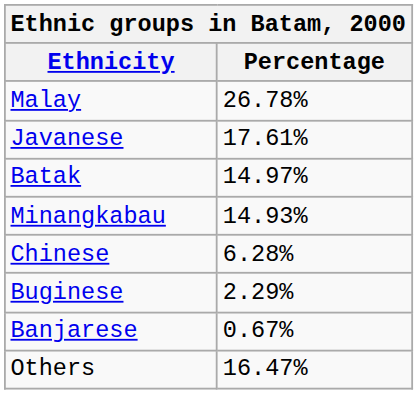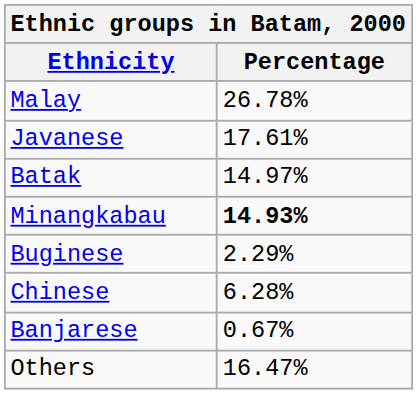(265, 216) normal -> (265, 216) bold
rows swapped: (60, 254) <-> (67, 293)
